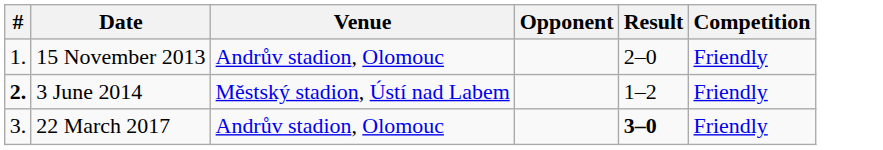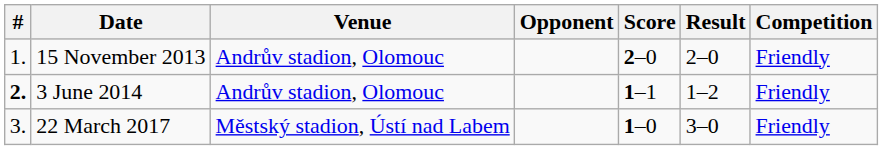+ column: (650, 21)
(363, 91) Městský stadion, Ústí nad Labem -> (330, 91) Andrův stadion, Olomouc
(330, 126) Andrův stadion, Olomouc -> (363, 126) Městský stadion, Ústí nad Labem
(640, 126) bold -> (702, 126) normal
